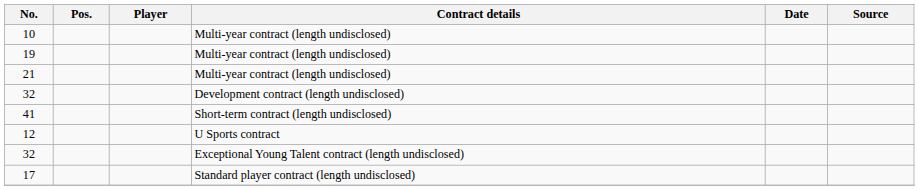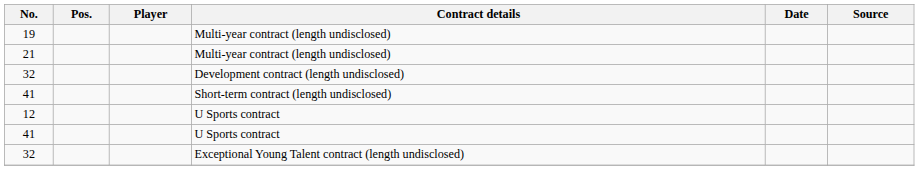- row: (29, 34)
+ row: (29, 135)
- row: (29, 175)
